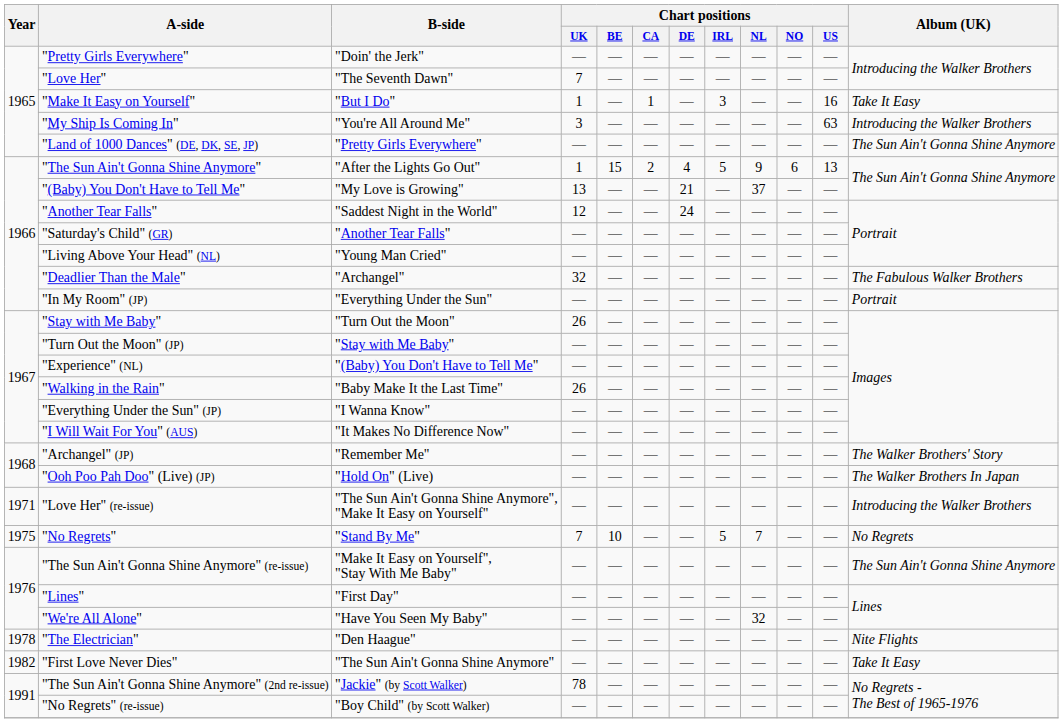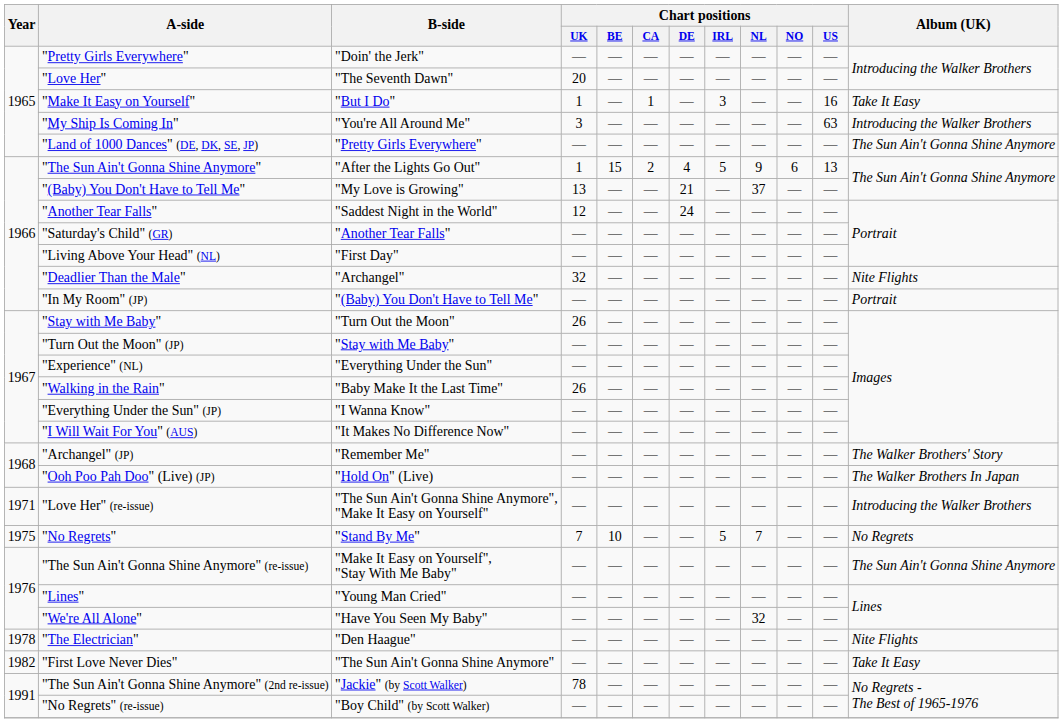(579, 79) 7 -> (579, 79) 20
(391, 255) "Young Man Cried" -> (367, 255) "First Day"
(937, 277) The Fabulous Walker Brothers -> (885, 277) Nite Flights
(414, 299) "Everything Under the Sun" -> (437, 299) "(Baby) You Don't Have to Tell Me"
(437, 366) "(Baby) You Don't Have to Tell Me" -> (414, 366) "Everything Under the Sun"
(367, 596) "First Day" -> (391, 596) "Young Man Cried"
